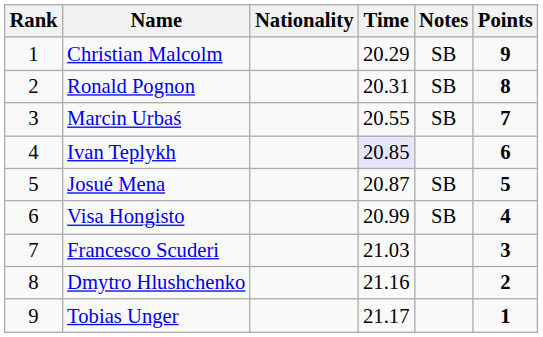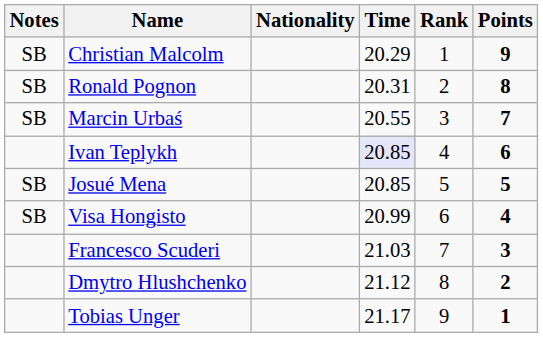columns swapped: (33, 20) <-> (444, 20)
(386, 184) 20.87 -> (387, 184) 20.85
(386, 282) 21.16 -> (387, 282) 21.12
